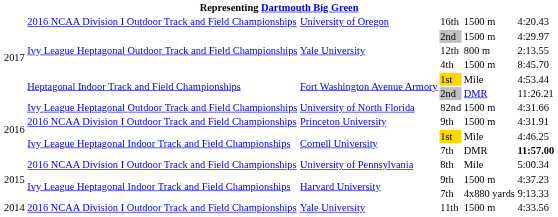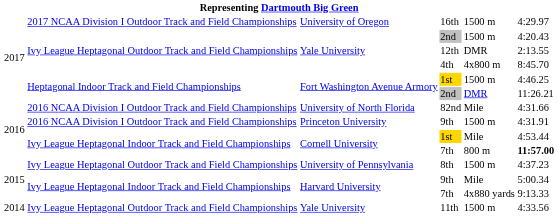(162, 22) 2016 NCAA Division I Outdoor Track and Field Championships -> (162, 22) 2017 NCAA Division I Outdoor Track and Field Championships
(533, 22) 4:20.43 -> (533, 22) 4:29.97
(533, 36) 4:29.97 -> (533, 36) 4:20.43
(477, 50) 800 m -> (476, 50) DMR
(480, 65) 1500 m -> (482, 65) 4x800 m
(474, 79) Mile -> (480, 79) 1500 m
(533, 79) 4:53.44 -> (533, 79) 4:46.25
(162, 108) Ivy League Heptagonal Outdoor Track and Field Championships -> (162, 108) 2016 NCAA Division I Outdoor Track and Field Championships
(480, 108) 1500 m -> (474, 108) Mile
(533, 136) 4:46.25 -> (533, 136) 4:53.44
(476, 150) DMR -> (477, 150) 800 m
(162, 165) 2016 NCAA Division I Outdoor Track and Field Championships -> (162, 165) Ivy League Heptagonal Outdoor Track and Field Championships
(474, 165) Mile -> (480, 165) 1500 m
(533, 165) 5:00.34 -> (533, 165) 4:37.23
(480, 179) 1500 m -> (474, 179) Mile
(533, 179) 4:37.23 -> (533, 179) 5:00.34
(162, 208) 2016 NCAA Division I Outdoor Track and Field Championships -> (162, 208) Ivy League Heptagonal Outdoor Track and Field Championships
